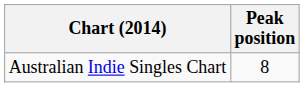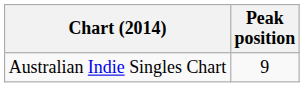(265, 67) 8 -> (265, 67) 9
